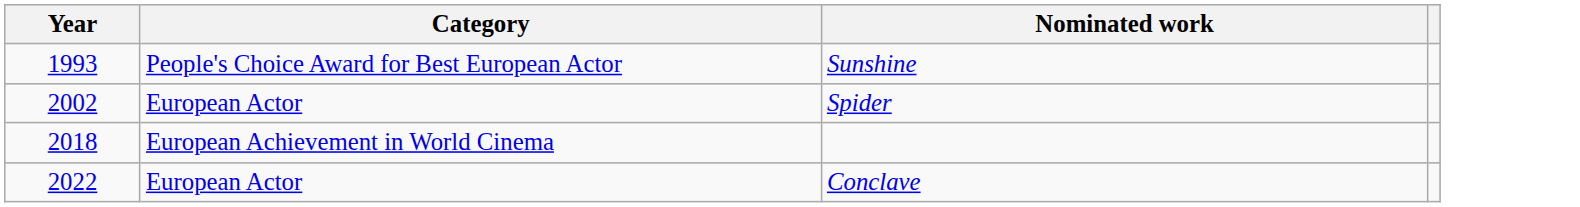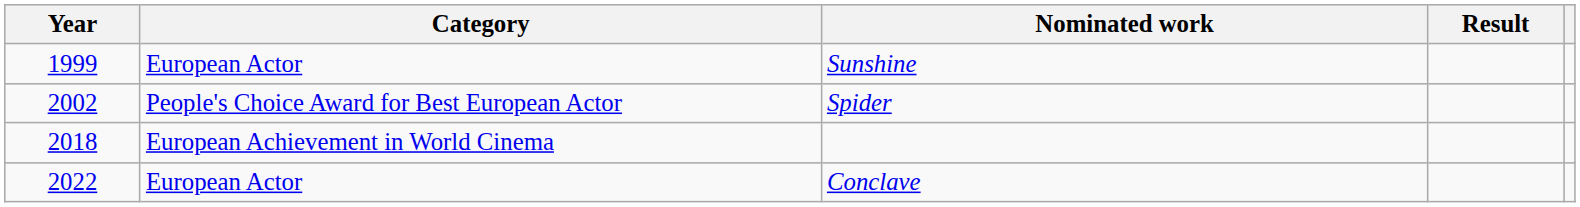+ column: (1496, 24)
(72, 63) 1993 -> (72, 63) 1999
(384, 63) People's Choice Award for Best European Actor -> (224, 63) European Actor
(224, 102) European Actor -> (384, 102) People's Choice Award for Best European Actor
